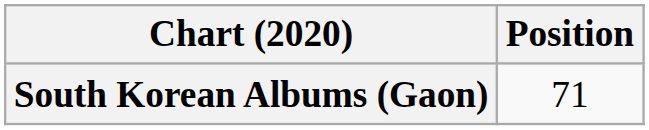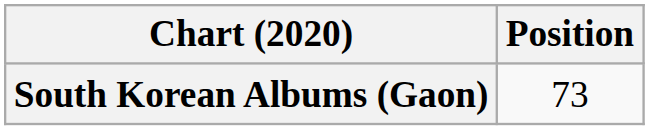(570, 93) 71 -> (570, 93) 73
